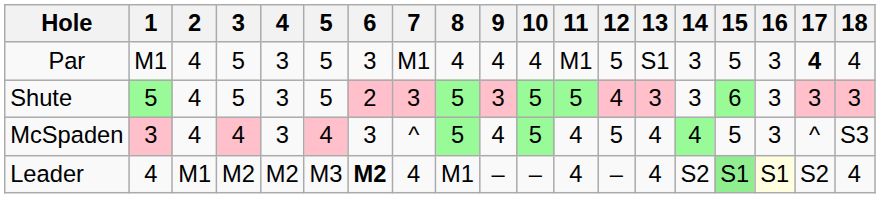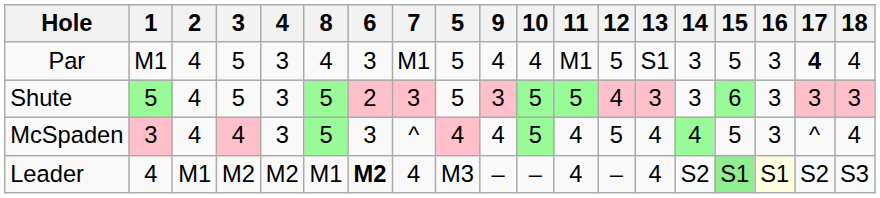columns swapped: (326, 23) <-> (458, 23)
(854, 135) S3 -> (854, 135) 4
(854, 173) 4 -> (854, 173) S3
